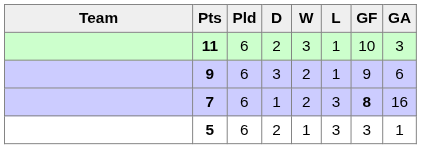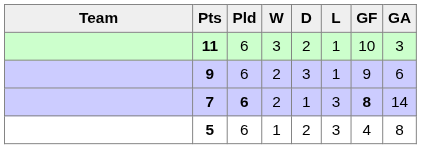columns swapped: (306, 18) <-> (276, 18)
(244, 101) normal -> (244, 101) bold
(400, 101) 16 -> (400, 101) 14
(367, 129) 3 -> (367, 129) 4
(400, 129) 1 -> (400, 129) 8
